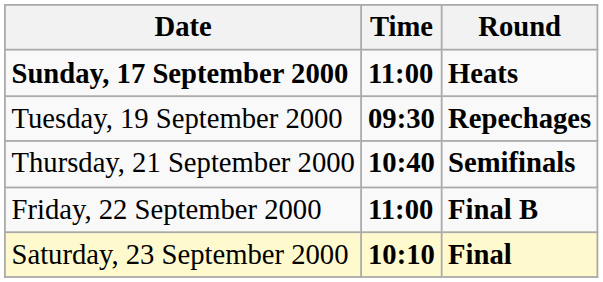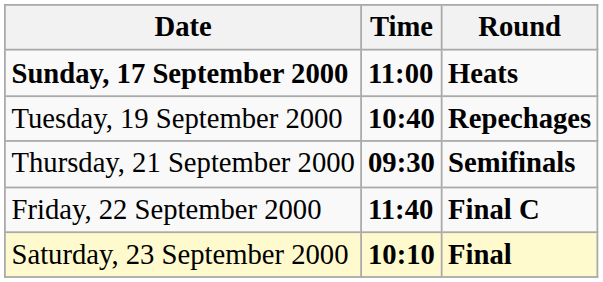(401, 118) 09:30 -> (401, 118) 10:40
(401, 163) 10:40 -> (401, 163) 09:30
- row: (493, 208)
+ row: (494, 208)
